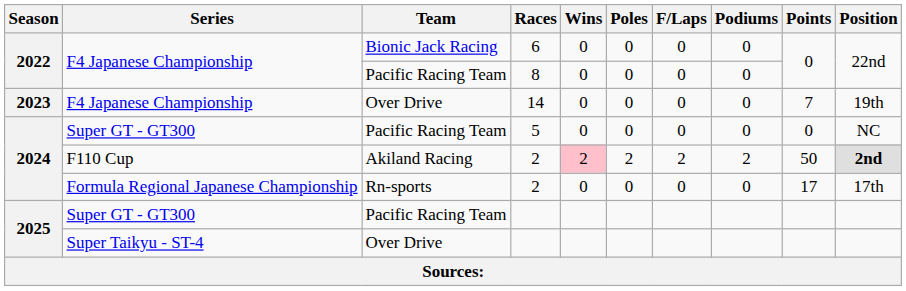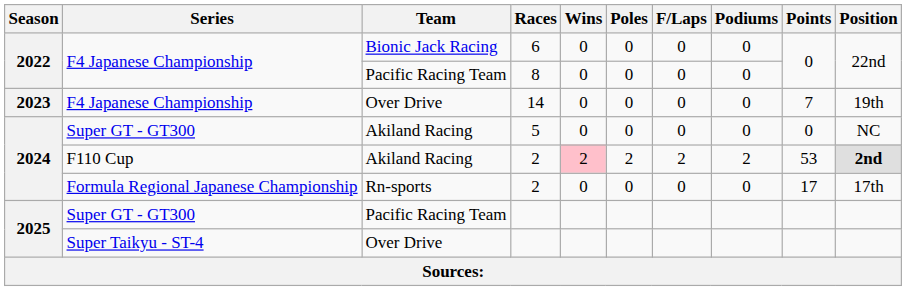(436, 131) Pacific Racing Team -> (419, 131) Akiland Racing
(809, 159) 50 -> (809, 159) 53
